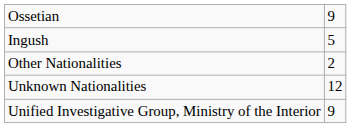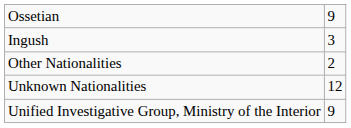(331, 39) 5 -> (331, 39) 3
